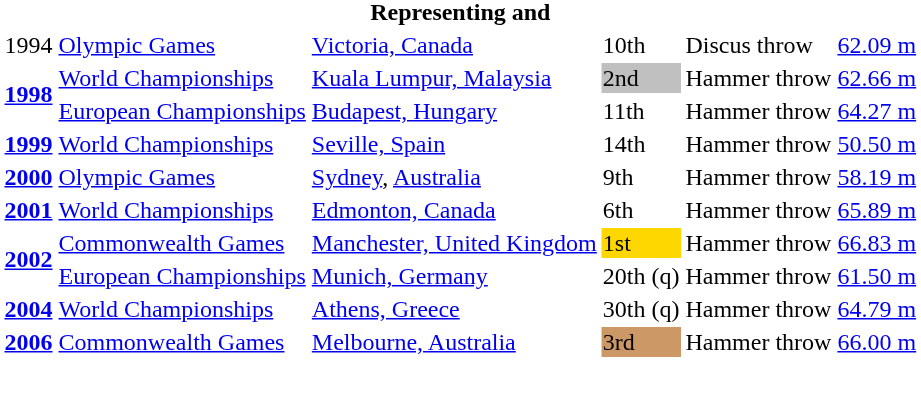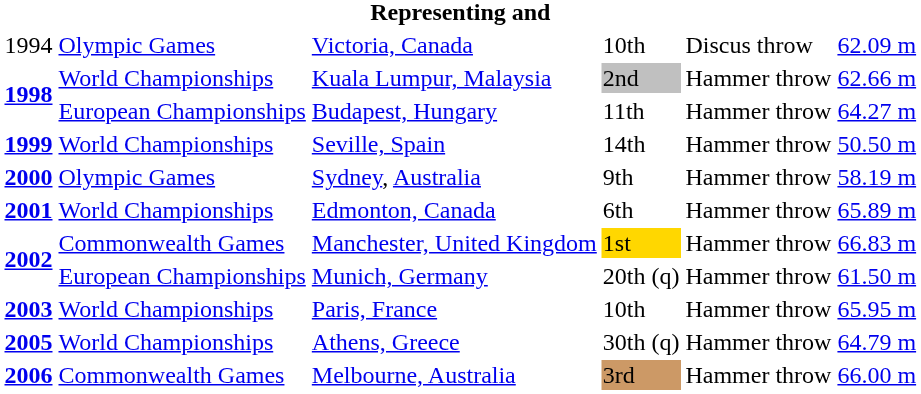+ row: (374, 308)
(28, 308) 2004 -> (28, 341) 2005
